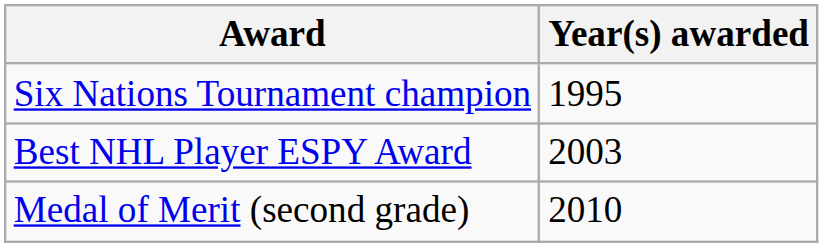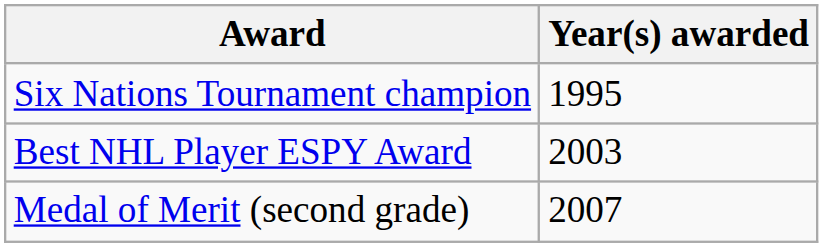(585, 210) 2010 -> (585, 210) 2007
